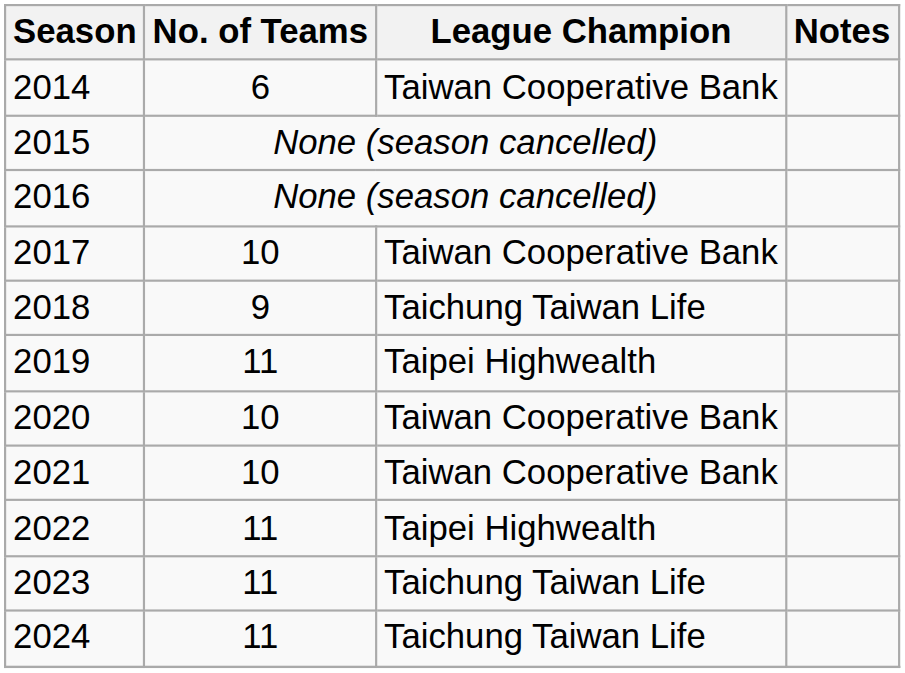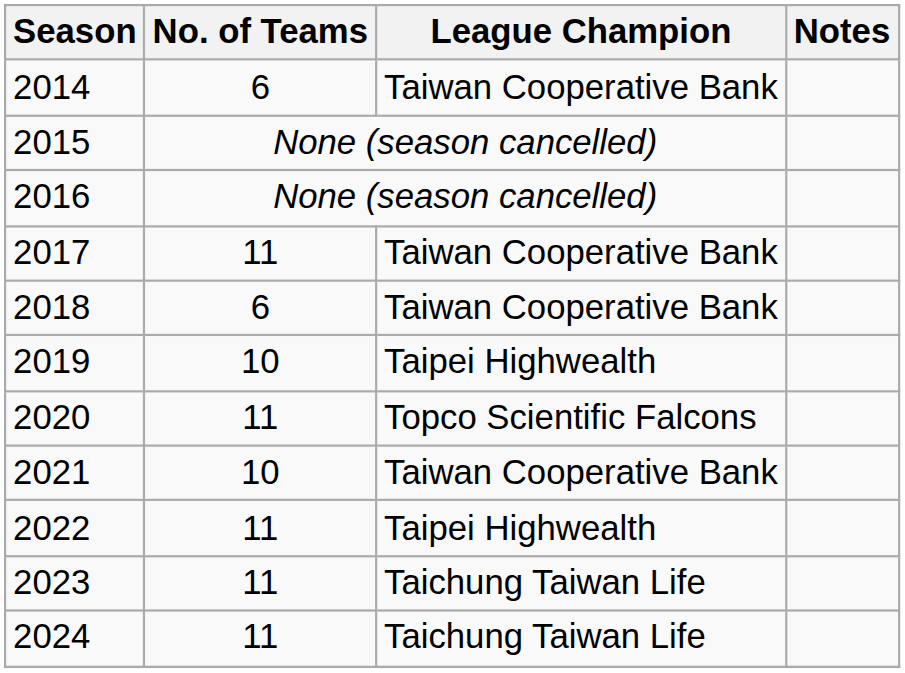(260, 252) 10 -> (260, 252) 11
(260, 307) 9 -> (260, 307) 6
(545, 307) Taichung Taiwan Life -> (581, 307) Taiwan Cooperative Bank
(260, 362) 11 -> (260, 362) 10
(260, 417) 10 -> (260, 417) 11
(581, 417) Taiwan Cooperative Bank -> (570, 417) Topco Scientific Falcons
